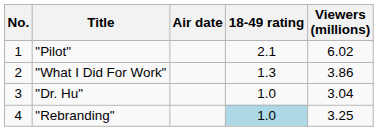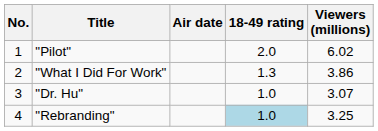(267, 51) 2.1 -> (267, 51) 2.0
(340, 94) 3.04 -> (340, 94) 3.07
